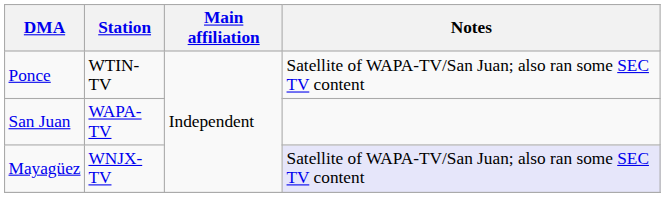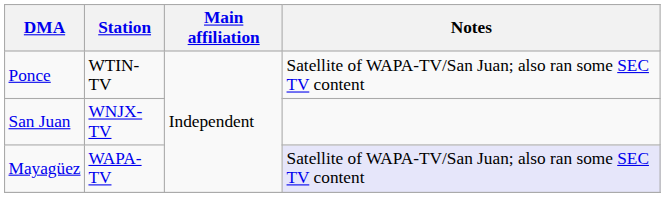(115, 121) WAPA-TV -> (115, 121) WNJX-TV
(115, 168) WNJX-TV -> (115, 168) WAPA-TV
